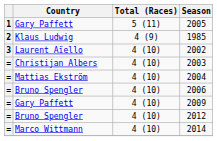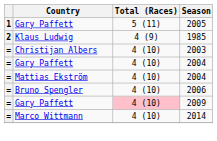- row: (49, 50)
+ row: (44, 63)
(146, 103) no background -> (146, 103) pink background
- row: (49, 116)
